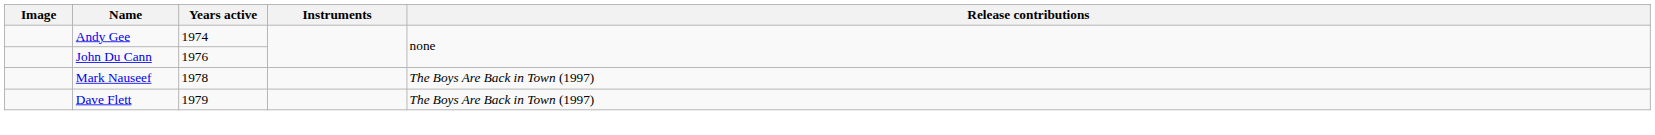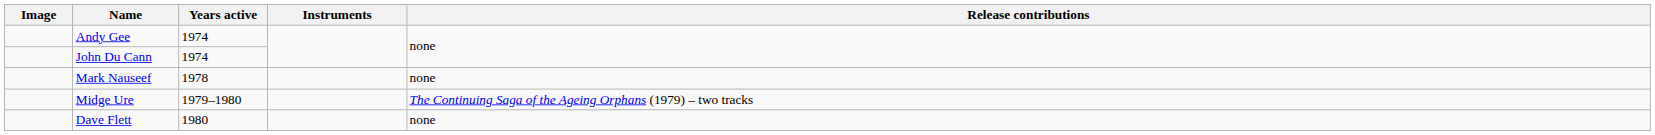(195, 57) 1976 -> (195, 57) 1974
(502, 78) The Boys Are Back in Town (1997) -> (423, 78) none
+ row: (105, 99)
(195, 99) 1979 -> (195, 120) 1980
(502, 99) The Boys Are Back in Town (1997) -> (423, 120) none
